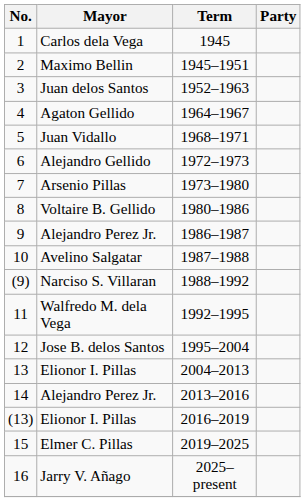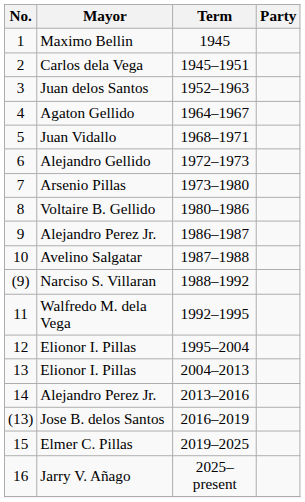(92, 40) Carlos dela Vega -> (87, 40) Maximo Bellin
(87, 64) Maximo Bellin -> (92, 64) Carlos dela Vega
(102, 347) Jose B. delos Santos -> (88, 347) Elionor I. Pillas
(88, 419) Elionor I. Pillas -> (102, 419) Jose B. delos Santos
